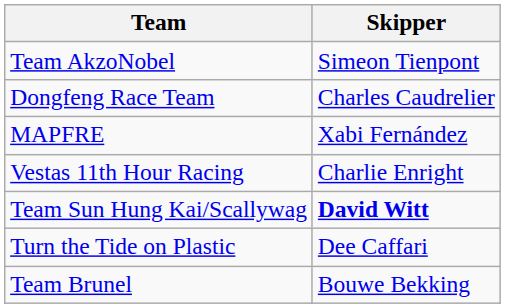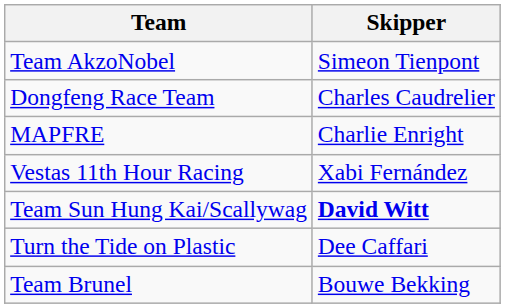(393, 135) Xabi Fernández -> (391, 135) Charlie Enright
(391, 172) Charlie Enright -> (393, 172) Xabi Fernández
